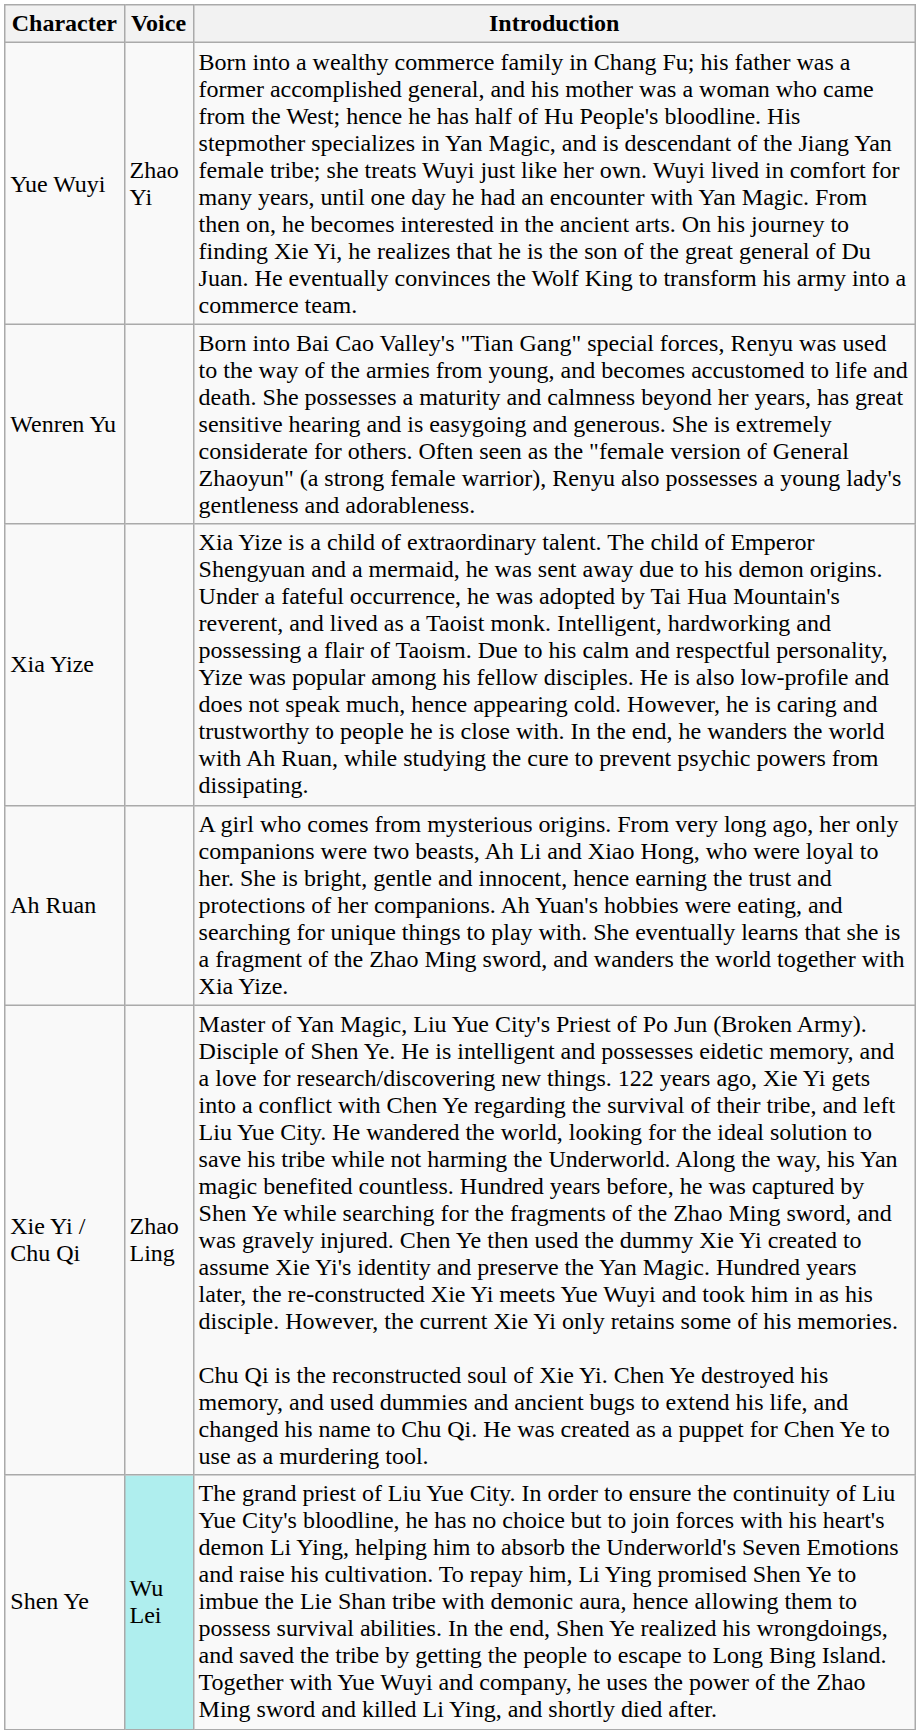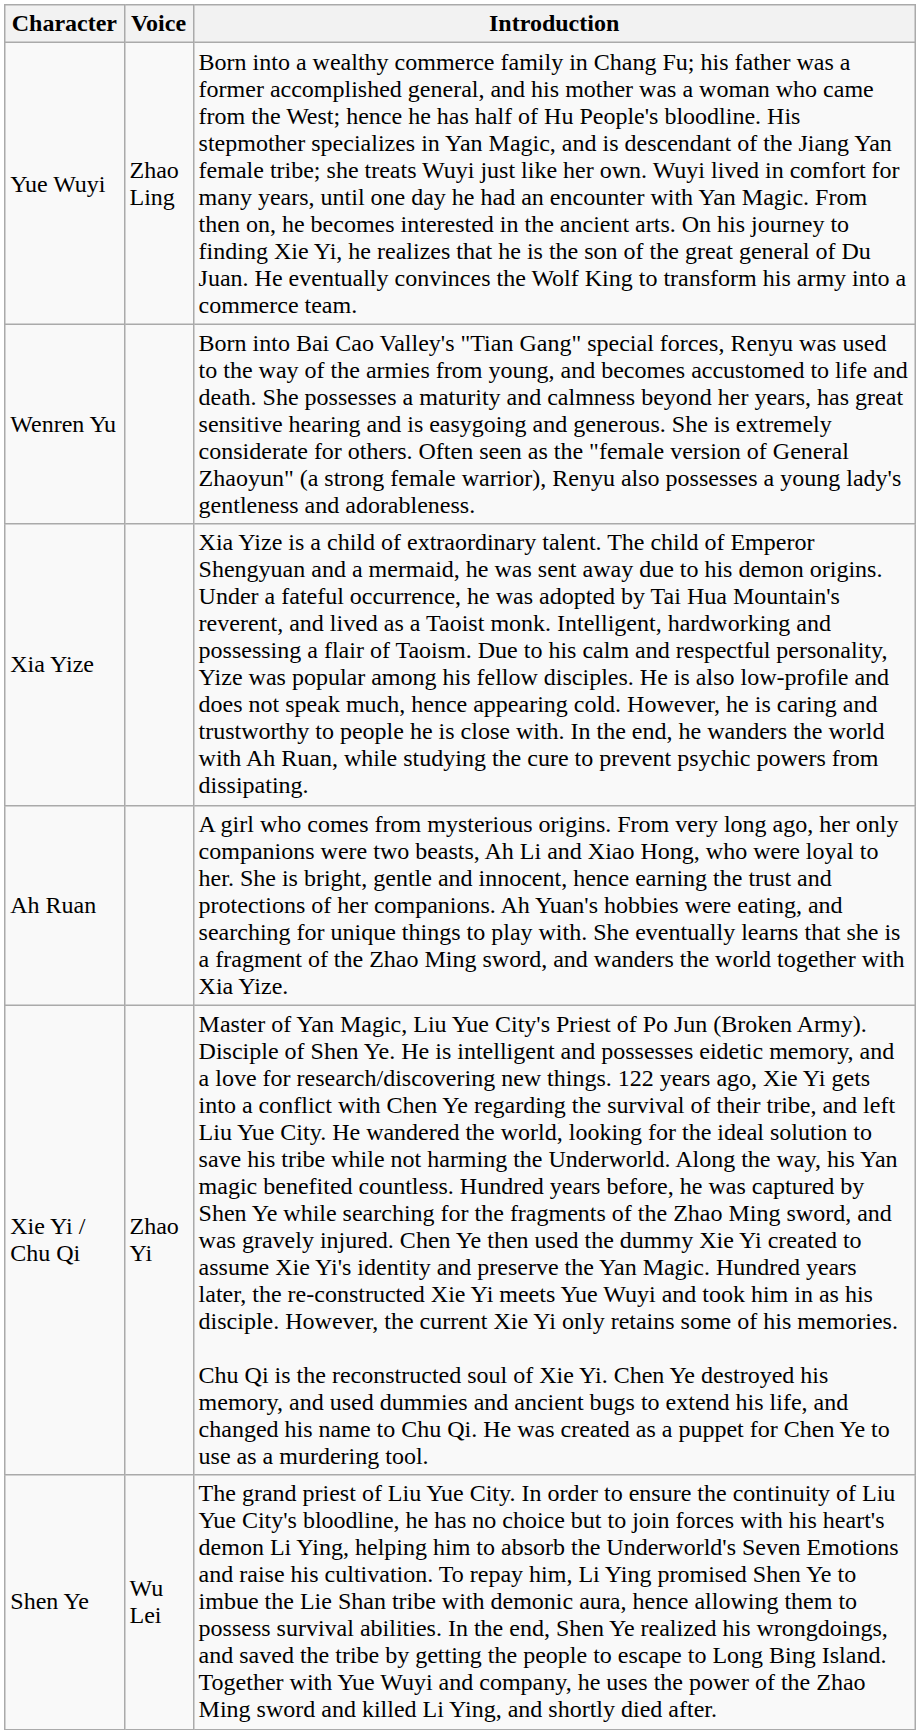(154, 183) Zhao Yi -> (154, 183) Zhao Ling
(154, 1239) Zhao Ling -> (154, 1239) Zhao Yi
(146, 1601) paleturquoise background -> (146, 1601) no background
